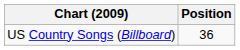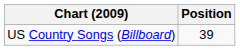(206, 34) 36 -> (206, 34) 39
